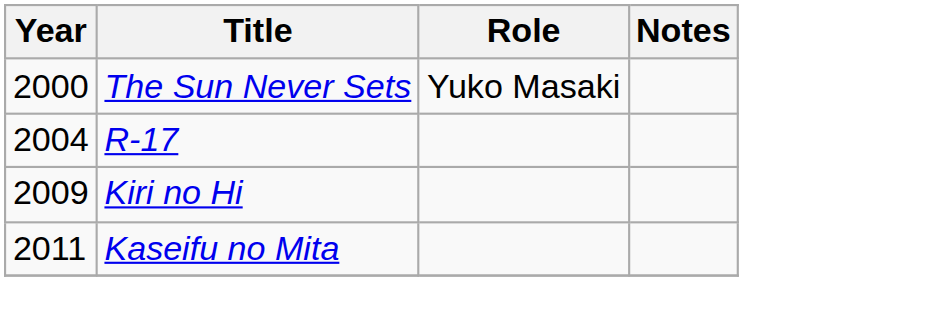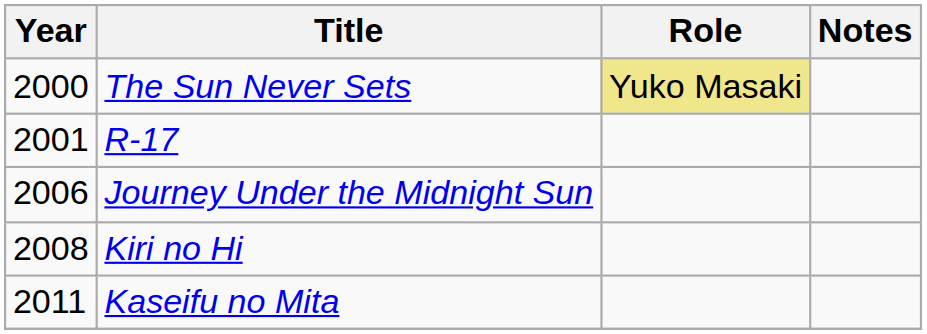(524, 85) no background -> (706, 85) khaki background
(51, 139) 2004 -> (51, 139) 2001
+ row: (349, 193)
(51, 193) 2009 -> (51, 247) 2008
